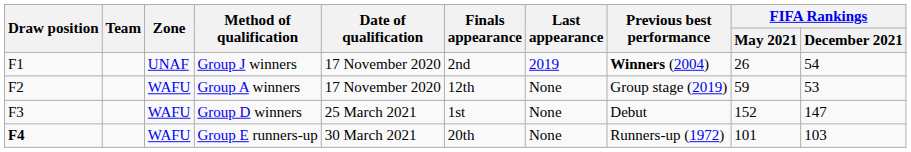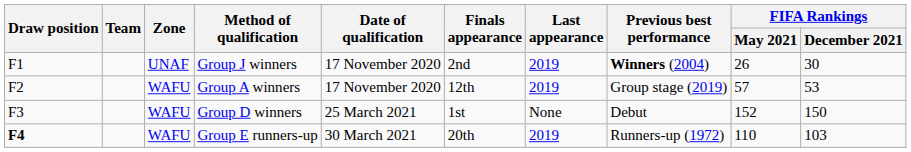(812, 64) 54 -> (812, 64) 30
(545, 87) None -> (544, 87) 2019
(742, 87) 59 -> (742, 87) 57
(815, 111) 147 -> (815, 111) 150
(545, 135) None -> (544, 135) 2019
(745, 135) 101 -> (745, 135) 110
